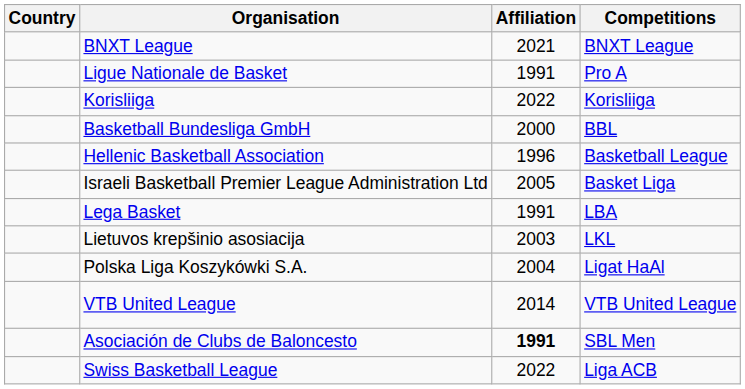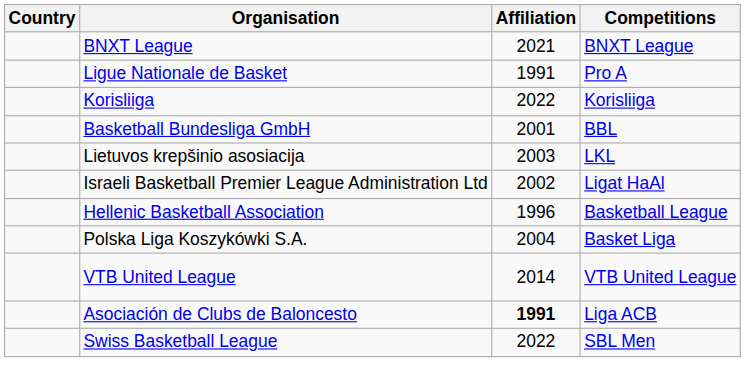(536, 128) 2000 -> (536, 128) 2001
rows swapped: (204, 156) <-> (194, 239)
(536, 184) 2005 -> (536, 184) 2002
(630, 184) Basket Liga -> (624, 184) Ligat HaAl
- row: (132, 211)
(624, 267) Ligat HaAl -> (630, 239) Basket Liga
(620, 342) SBL Men -> (621, 314) Liga ACB
(621, 369) Liga ACB -> (620, 342) SBL Men
